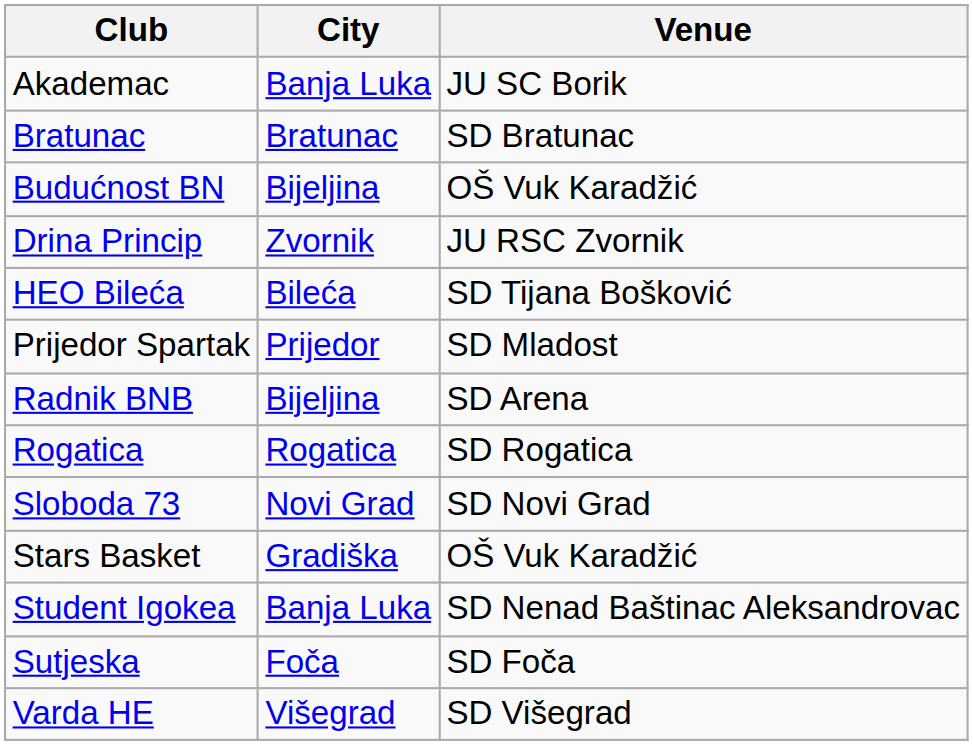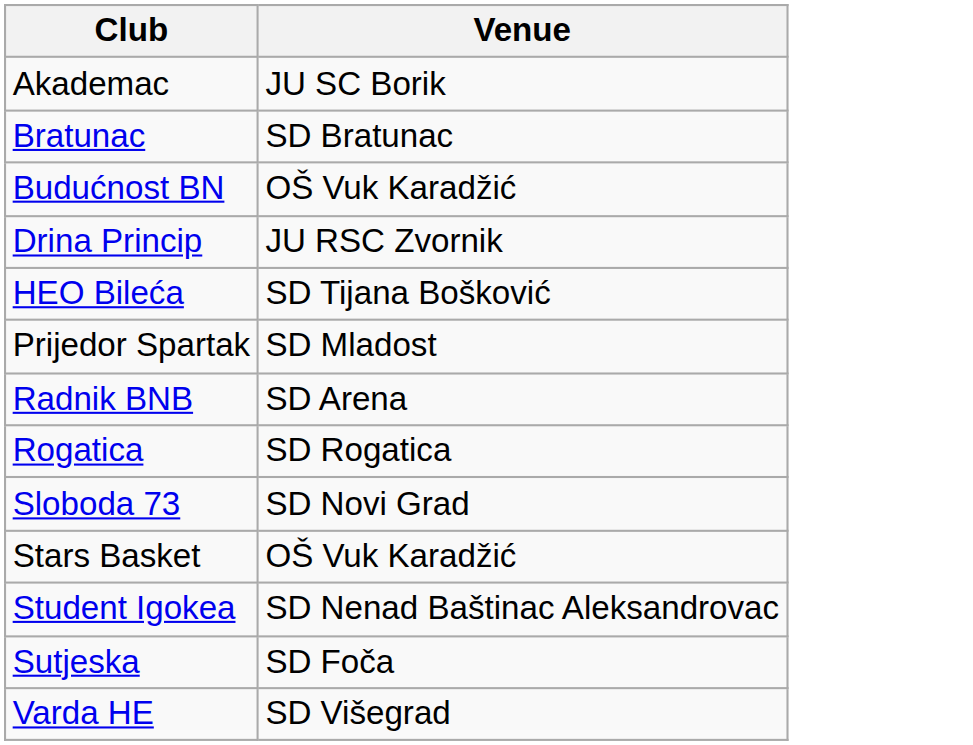- column: (348, 30)
